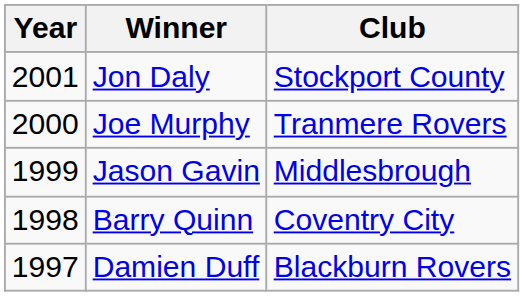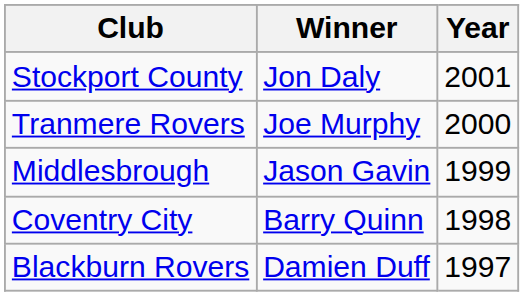columns swapped: (45, 28) <-> (392, 28)
